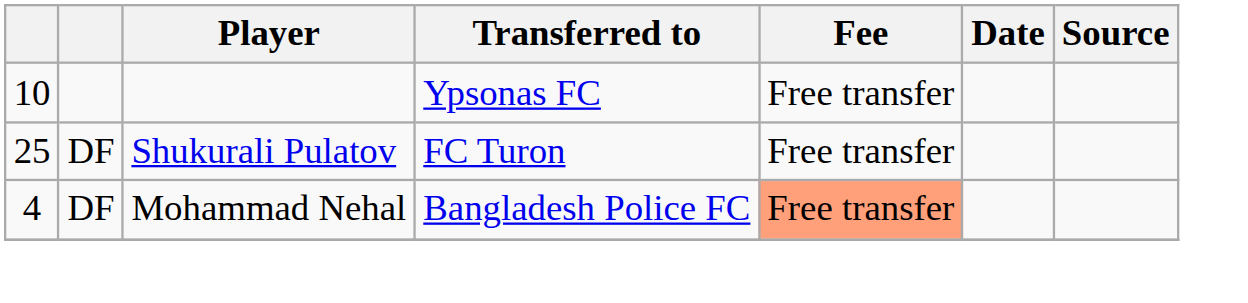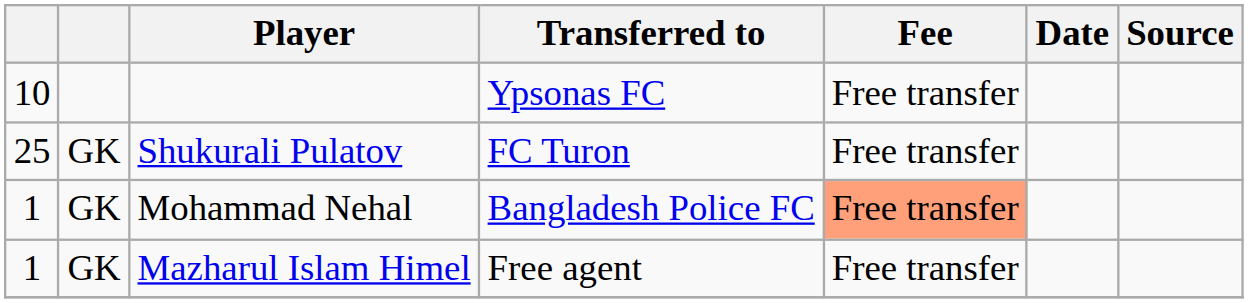(91, 150) DF -> (94, 150) GK
(32, 208) 4 -> (32, 208) 1
(91, 208) DF -> (94, 208) GK
+ row: (304, 267)
